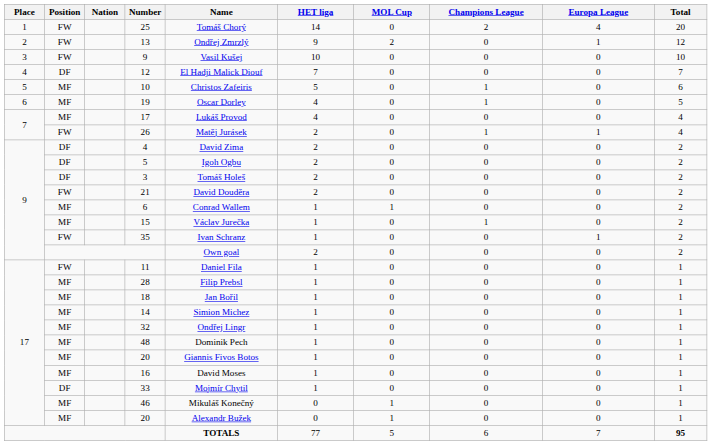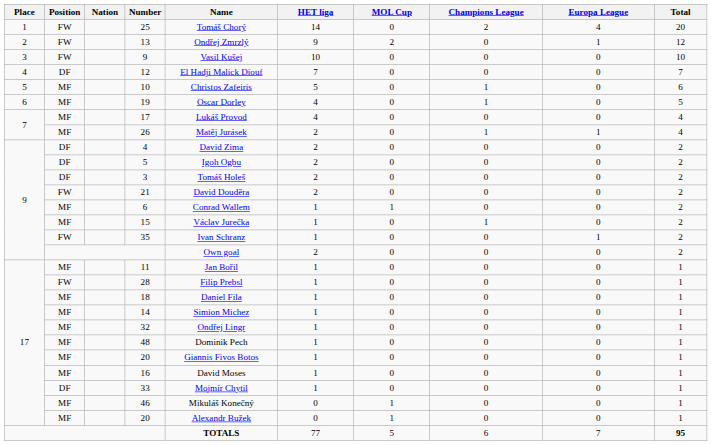(65, 132) FW -> (65, 132) MF
(65, 267) FW -> (65, 267) MF
(221, 267) Daniel Fila -> (221, 267) Jan Bořil
(65, 282) MF -> (65, 282) FW
(221, 297) Jan Bořil -> (221, 297) Daniel Fila
